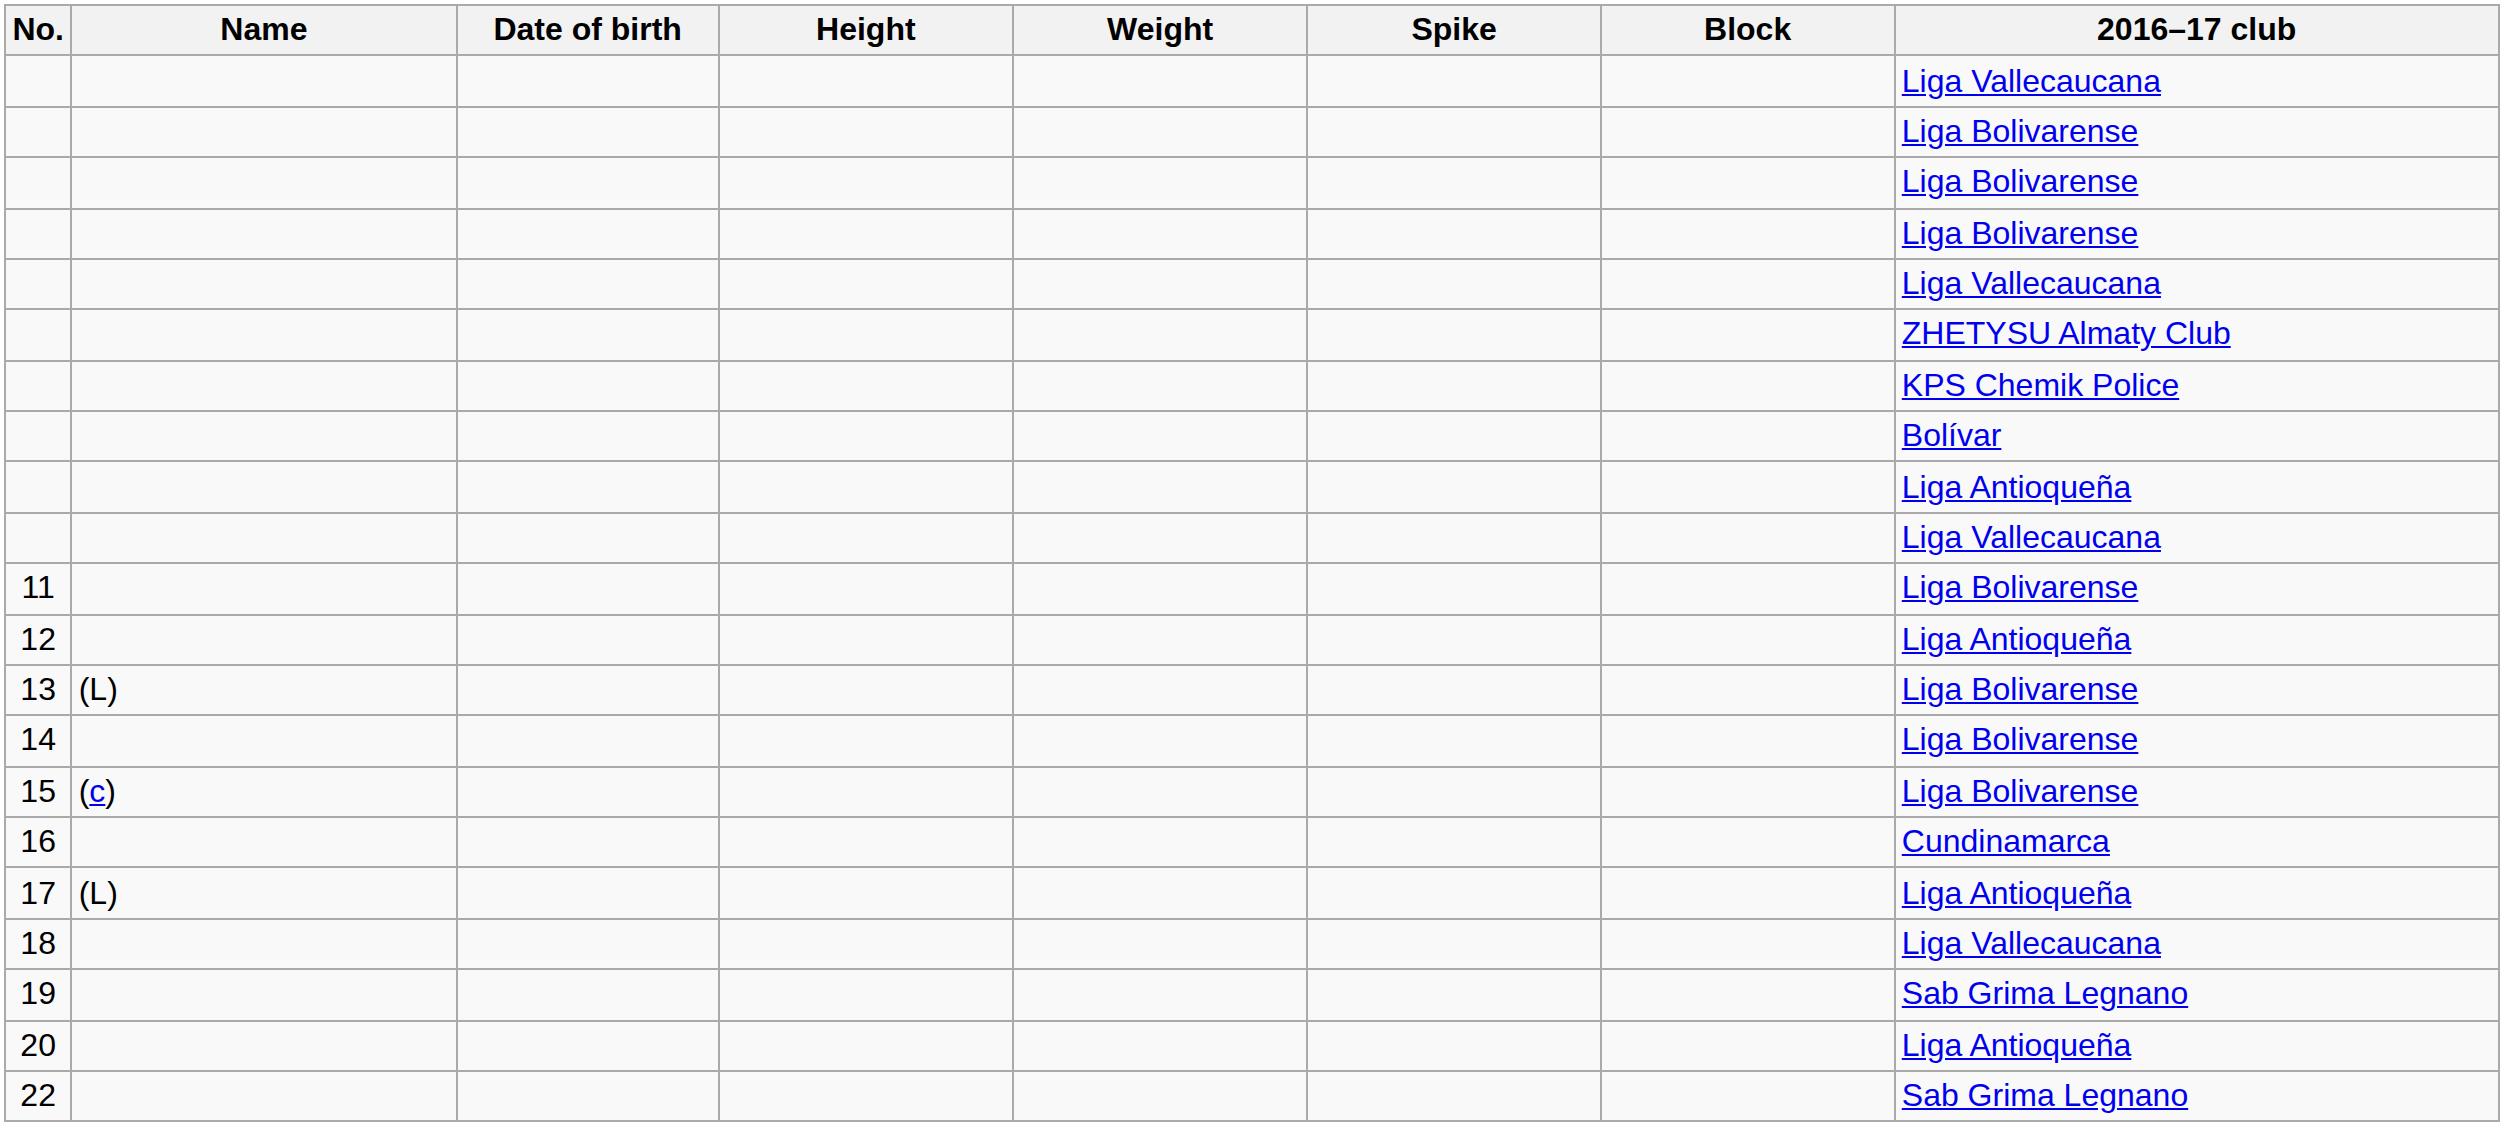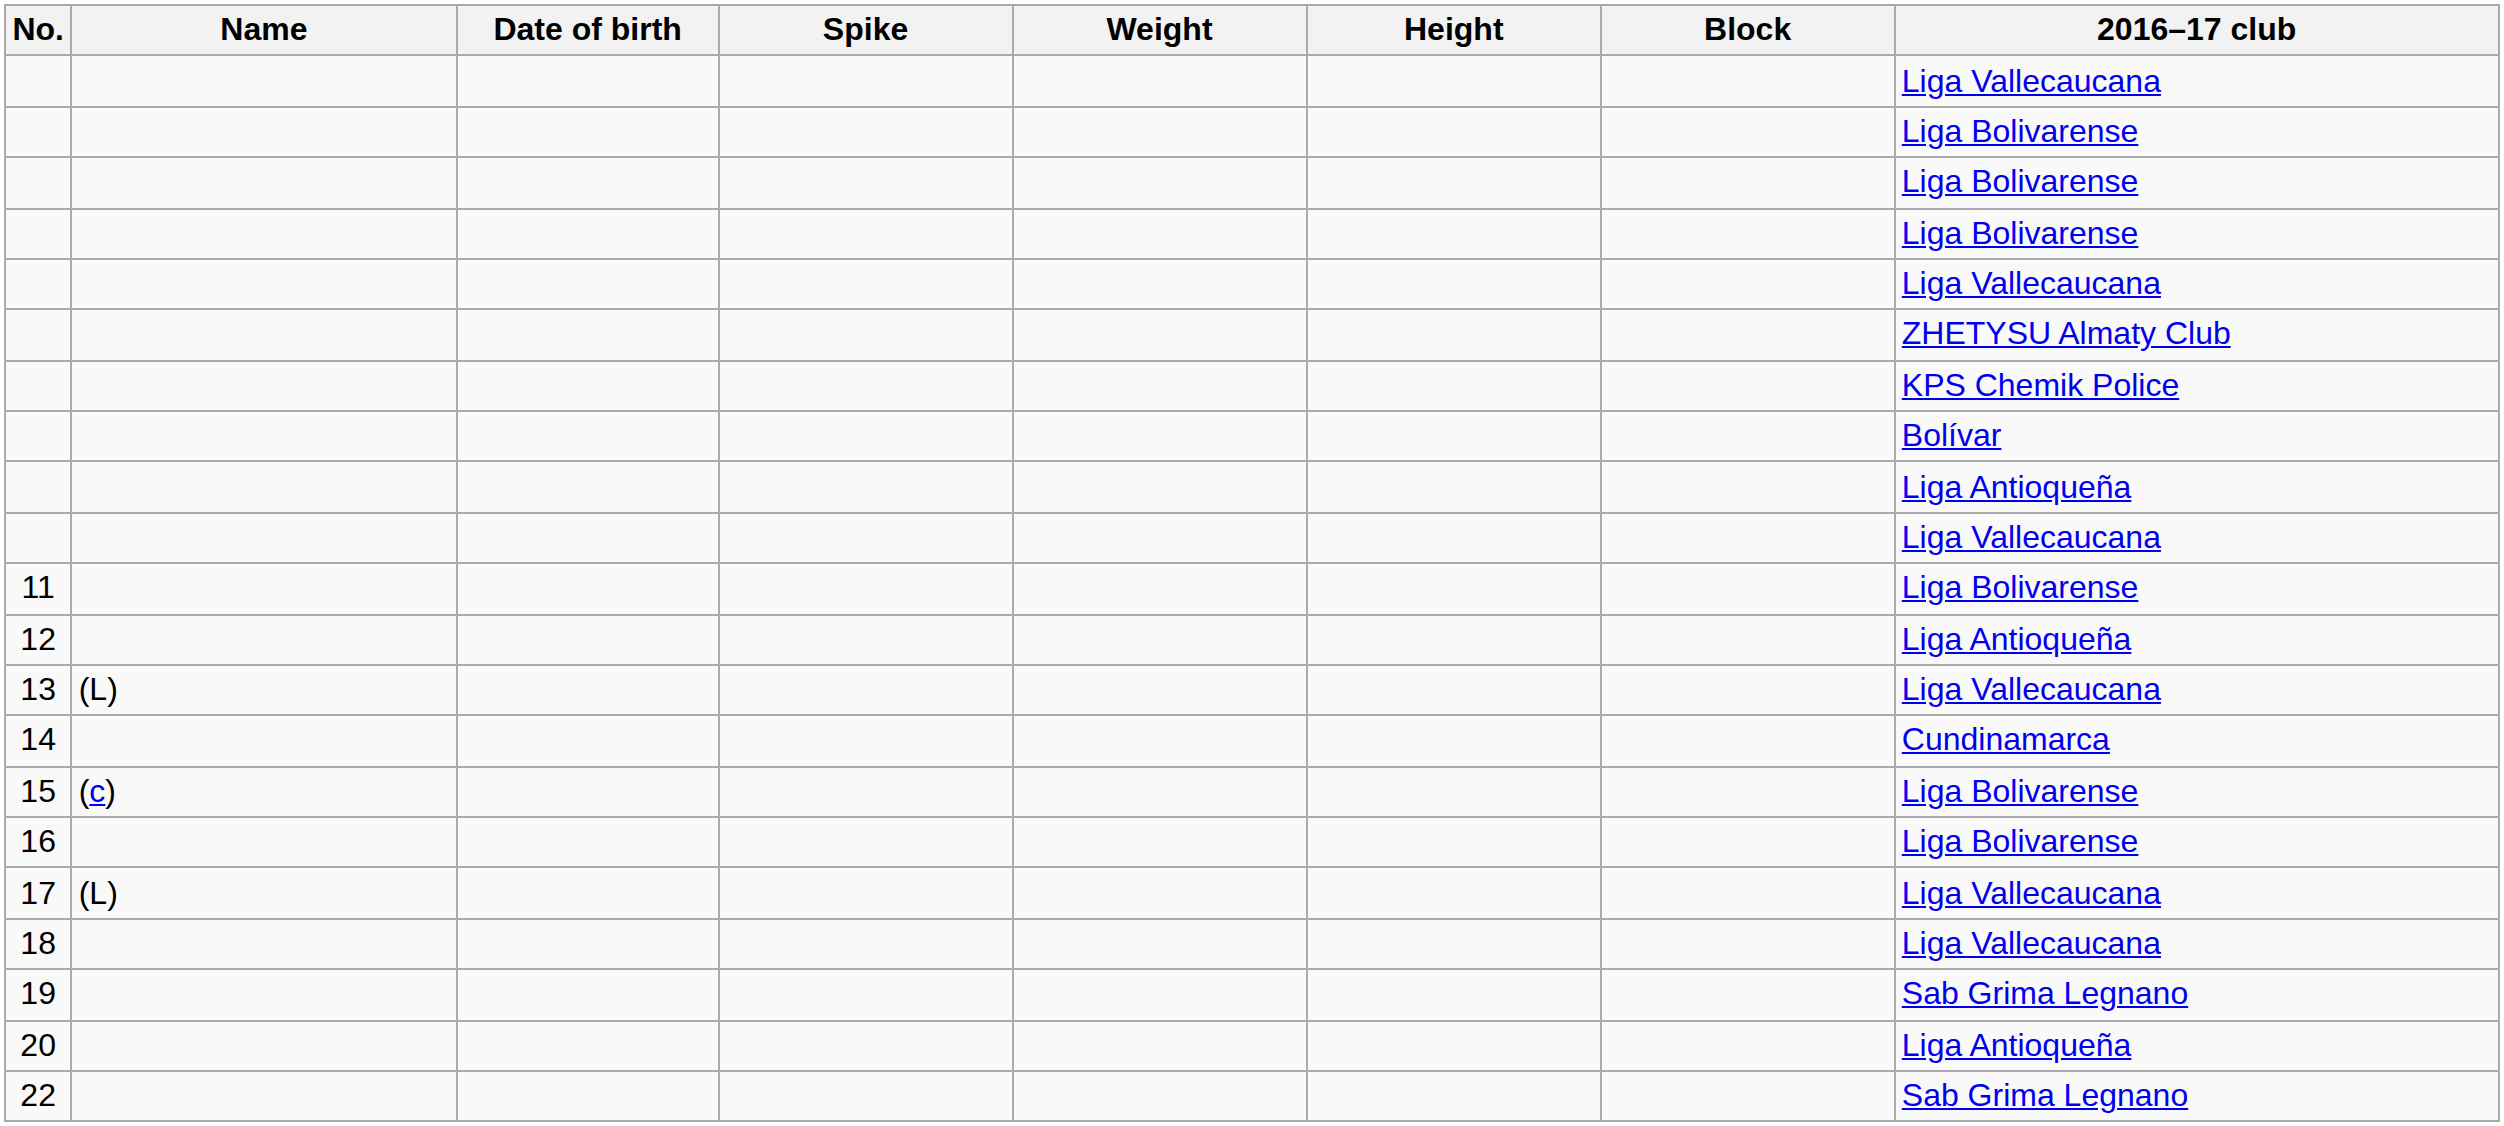columns swapped: (866, 29) <-> (1454, 29)
(2020, 689) Liga Bolivarense -> (2031, 689) Liga Vallecaucana
(2020, 740) Liga Bolivarense -> (2006, 740) Cundinamarca
(2006, 841) Cundinamarca -> (2020, 841) Liga Bolivarense
(2017, 892) Liga Antioqueña -> (2031, 892) Liga Vallecaucana
